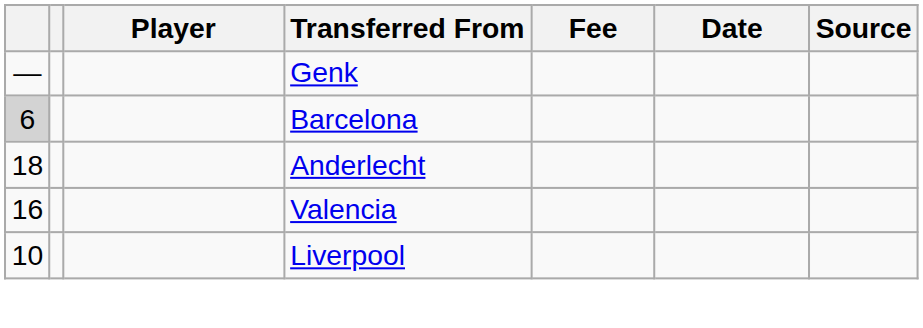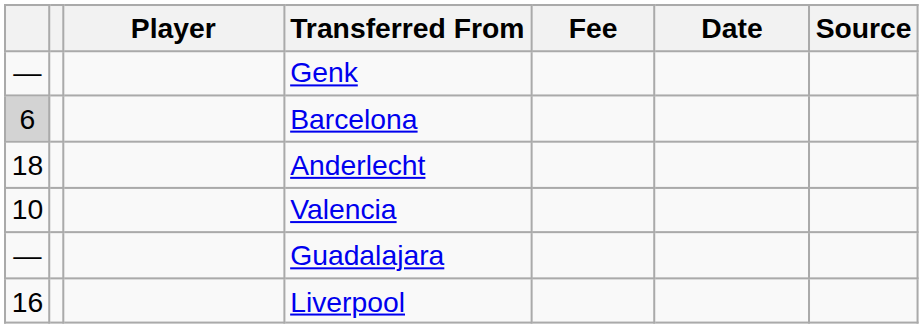(27, 210) 16 -> (27, 210) 10
+ row: (367, 255)
(27, 255) 10 -> (27, 301) 16
